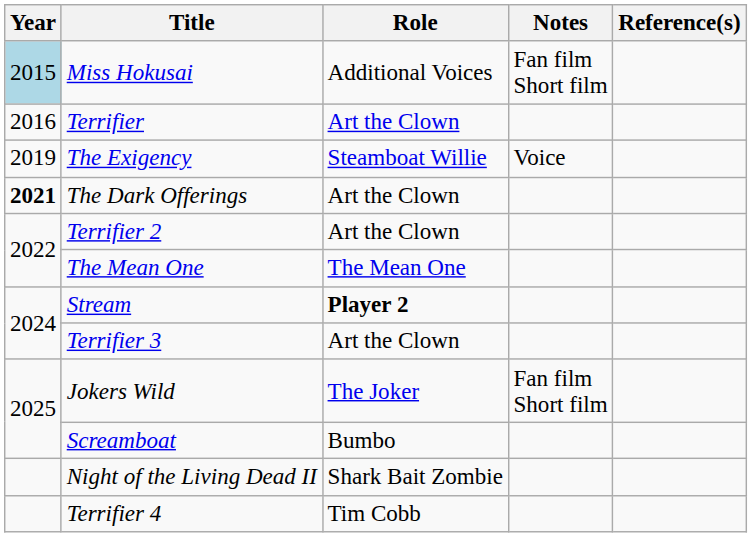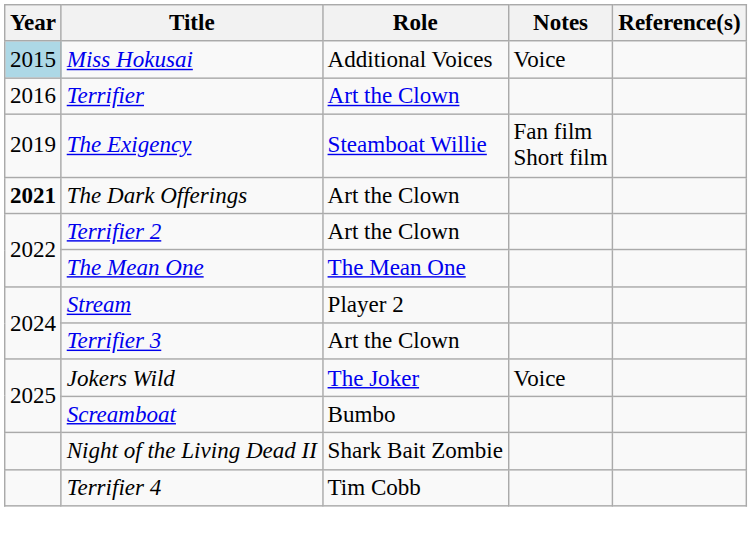(561, 72) Fan film Short film -> (540, 59) Voice
(540, 158) Voice -> (561, 145) Fan film Short film
(368, 304) bold -> (366, 304) normal
(561, 390) Fan film Short film -> (540, 377) Voice
